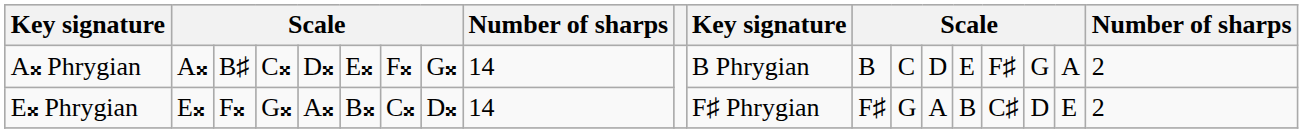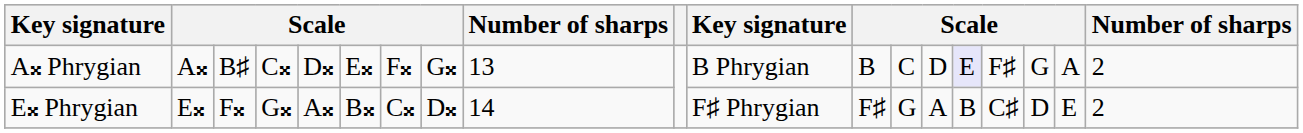(481, 66) 14 -> (481, 66) 13
(967, 66) no background -> (967, 66) lavender background
